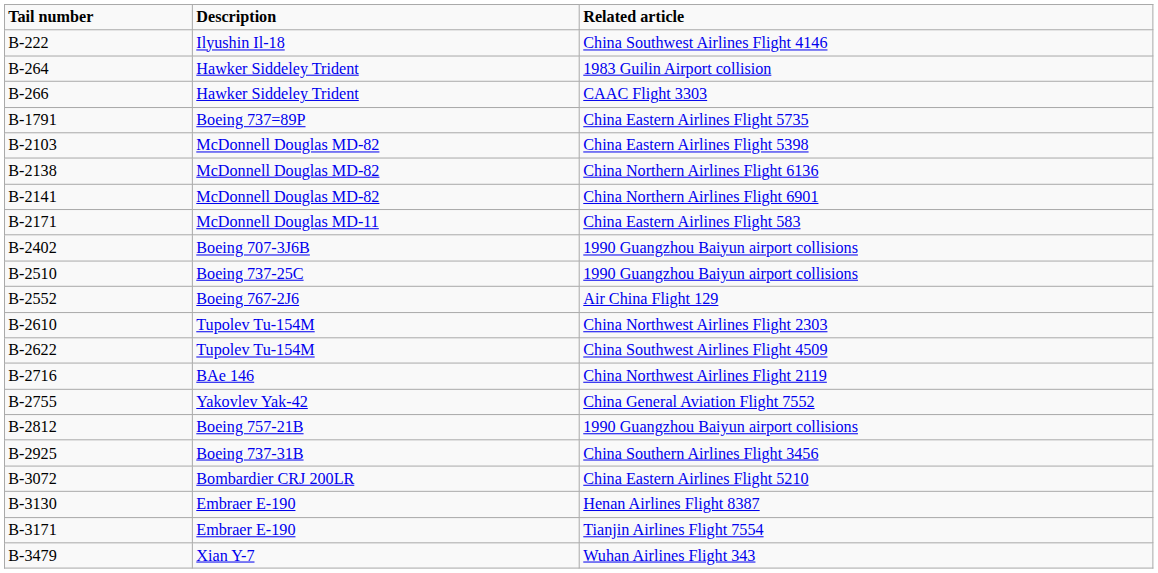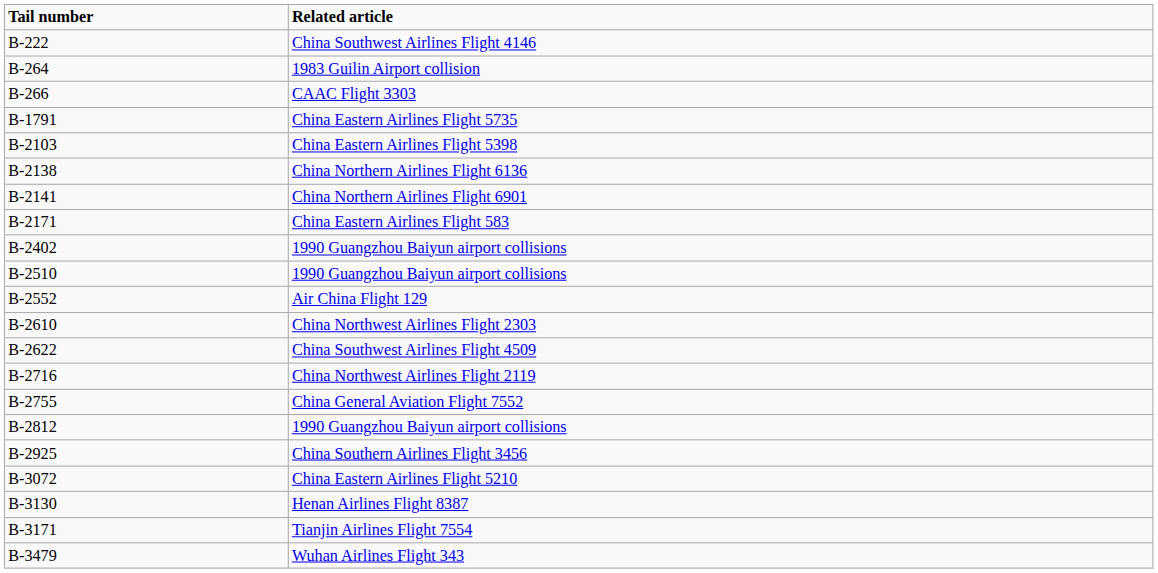- column: (236, 17)
